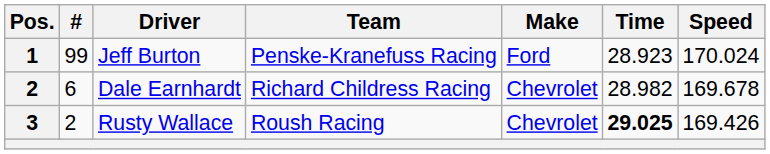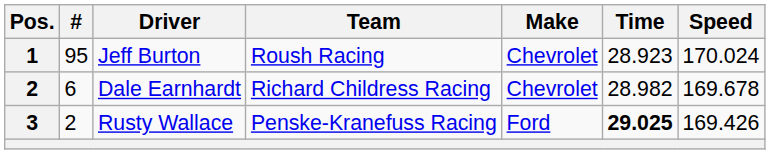(76, 55) 99 -> (76, 55) 95
(374, 55) Penske-Kranefuss Racing -> (318, 55) Roush Racing
(528, 55) Ford -> (552, 55) Chevrolet
(318, 123) Roush Racing -> (374, 123) Penske-Kranefuss Racing
(552, 123) Chevrolet -> (528, 123) Ford
